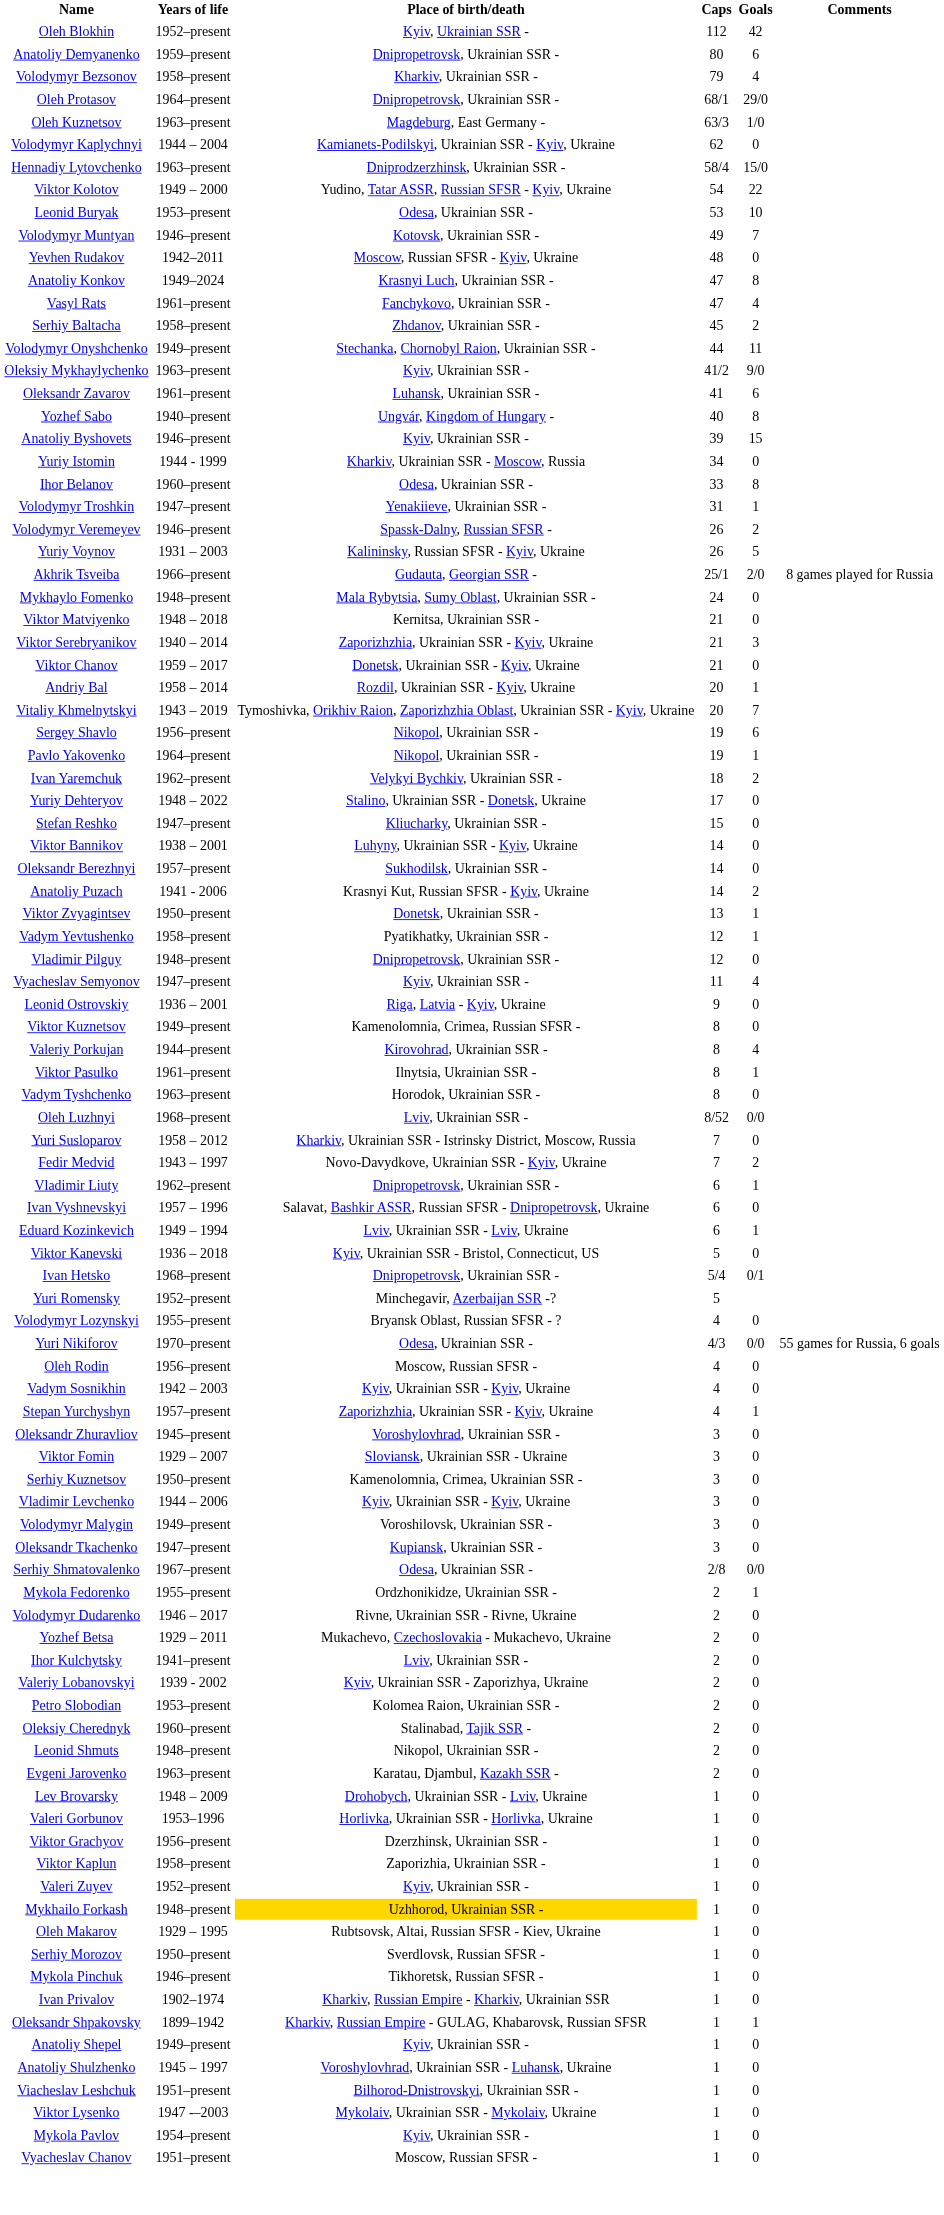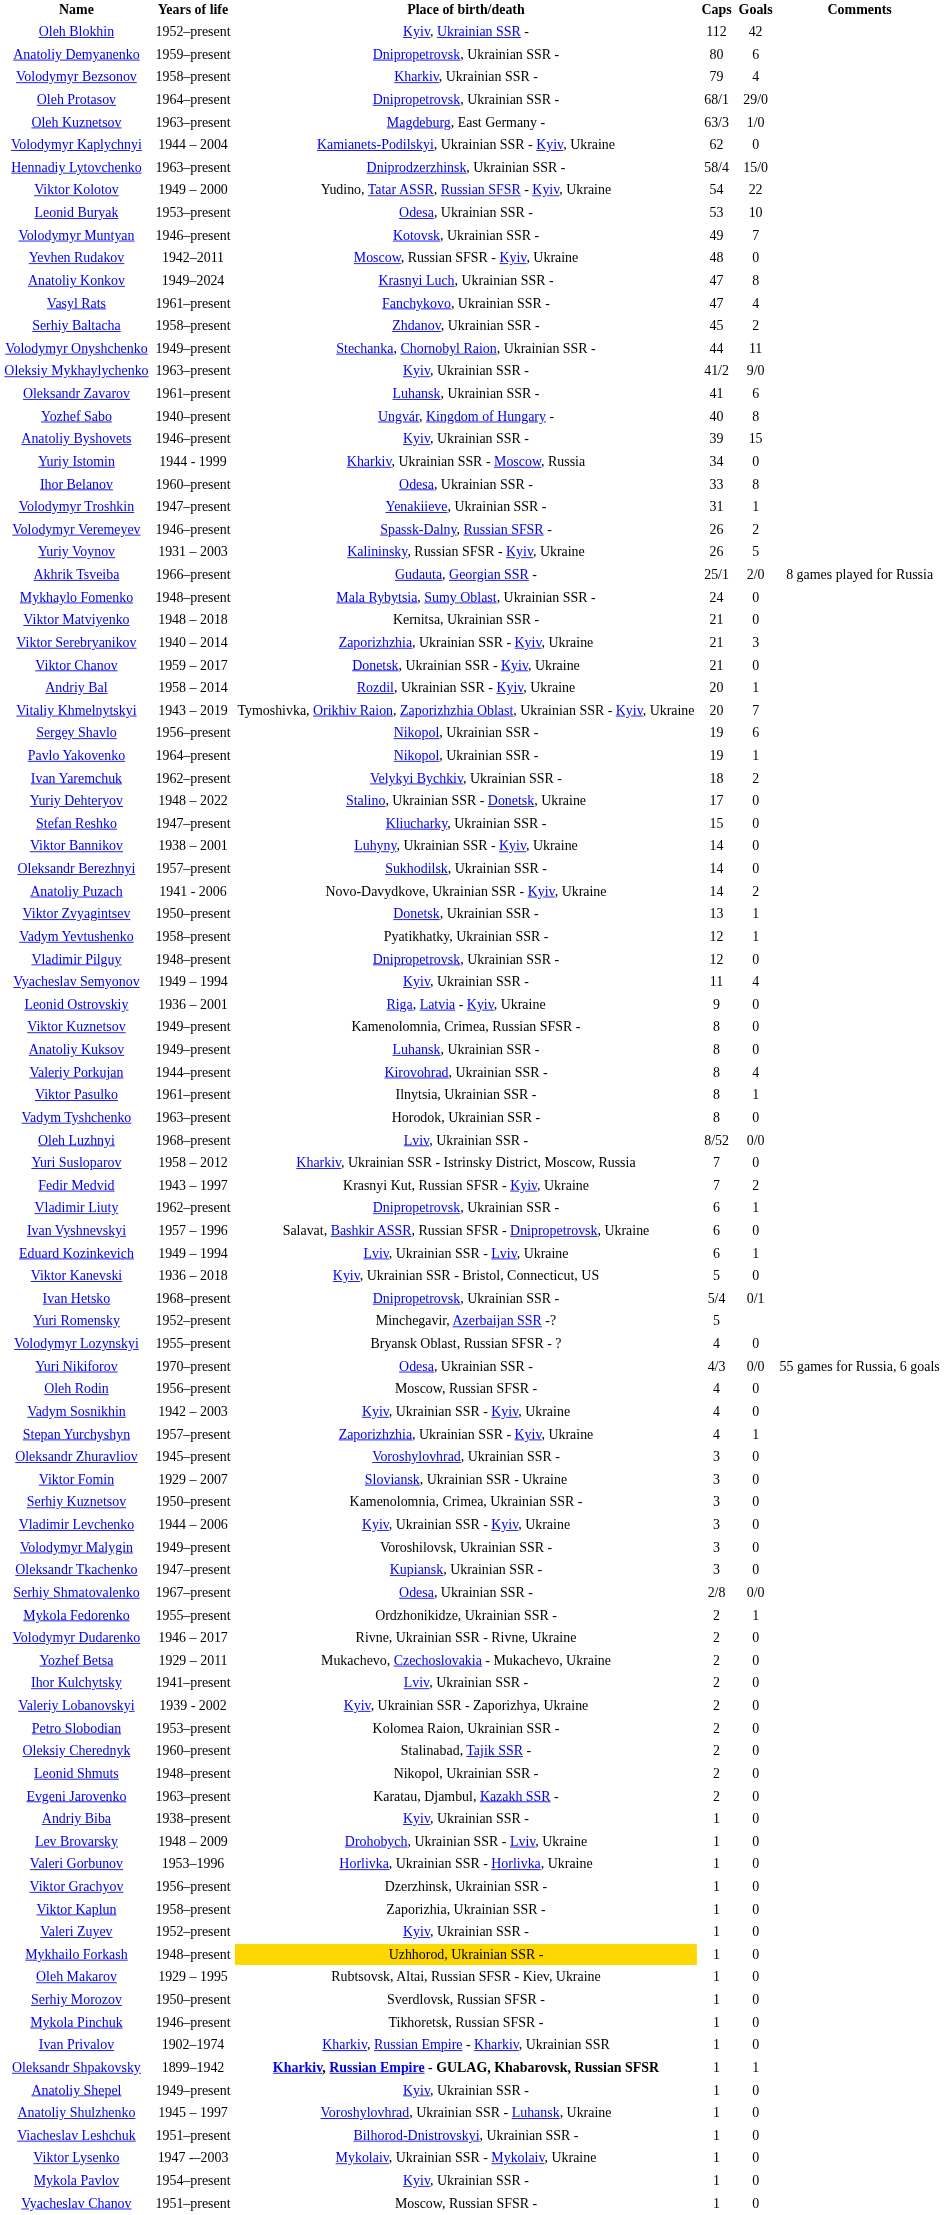(466, 891) Krasnyi Kut, Russian SFSR - Kyiv, Ukraine -> (466, 891) Novo-Davydkove, Ukrainian SSR - Kyiv, Ukraine
(193, 981) 1947–present -> (193, 981) 1949 – 1994
+ row: (76, 1049)
(466, 1162) Novo-Davydkove, Ukrainian SSR - Kyiv, Ukraine -> (466, 1185) Krasnyi Kut, Russian SFSR - Kyiv, Ukraine
+ row: (76, 1818)
(466, 2022) normal -> (466, 2067) bold
